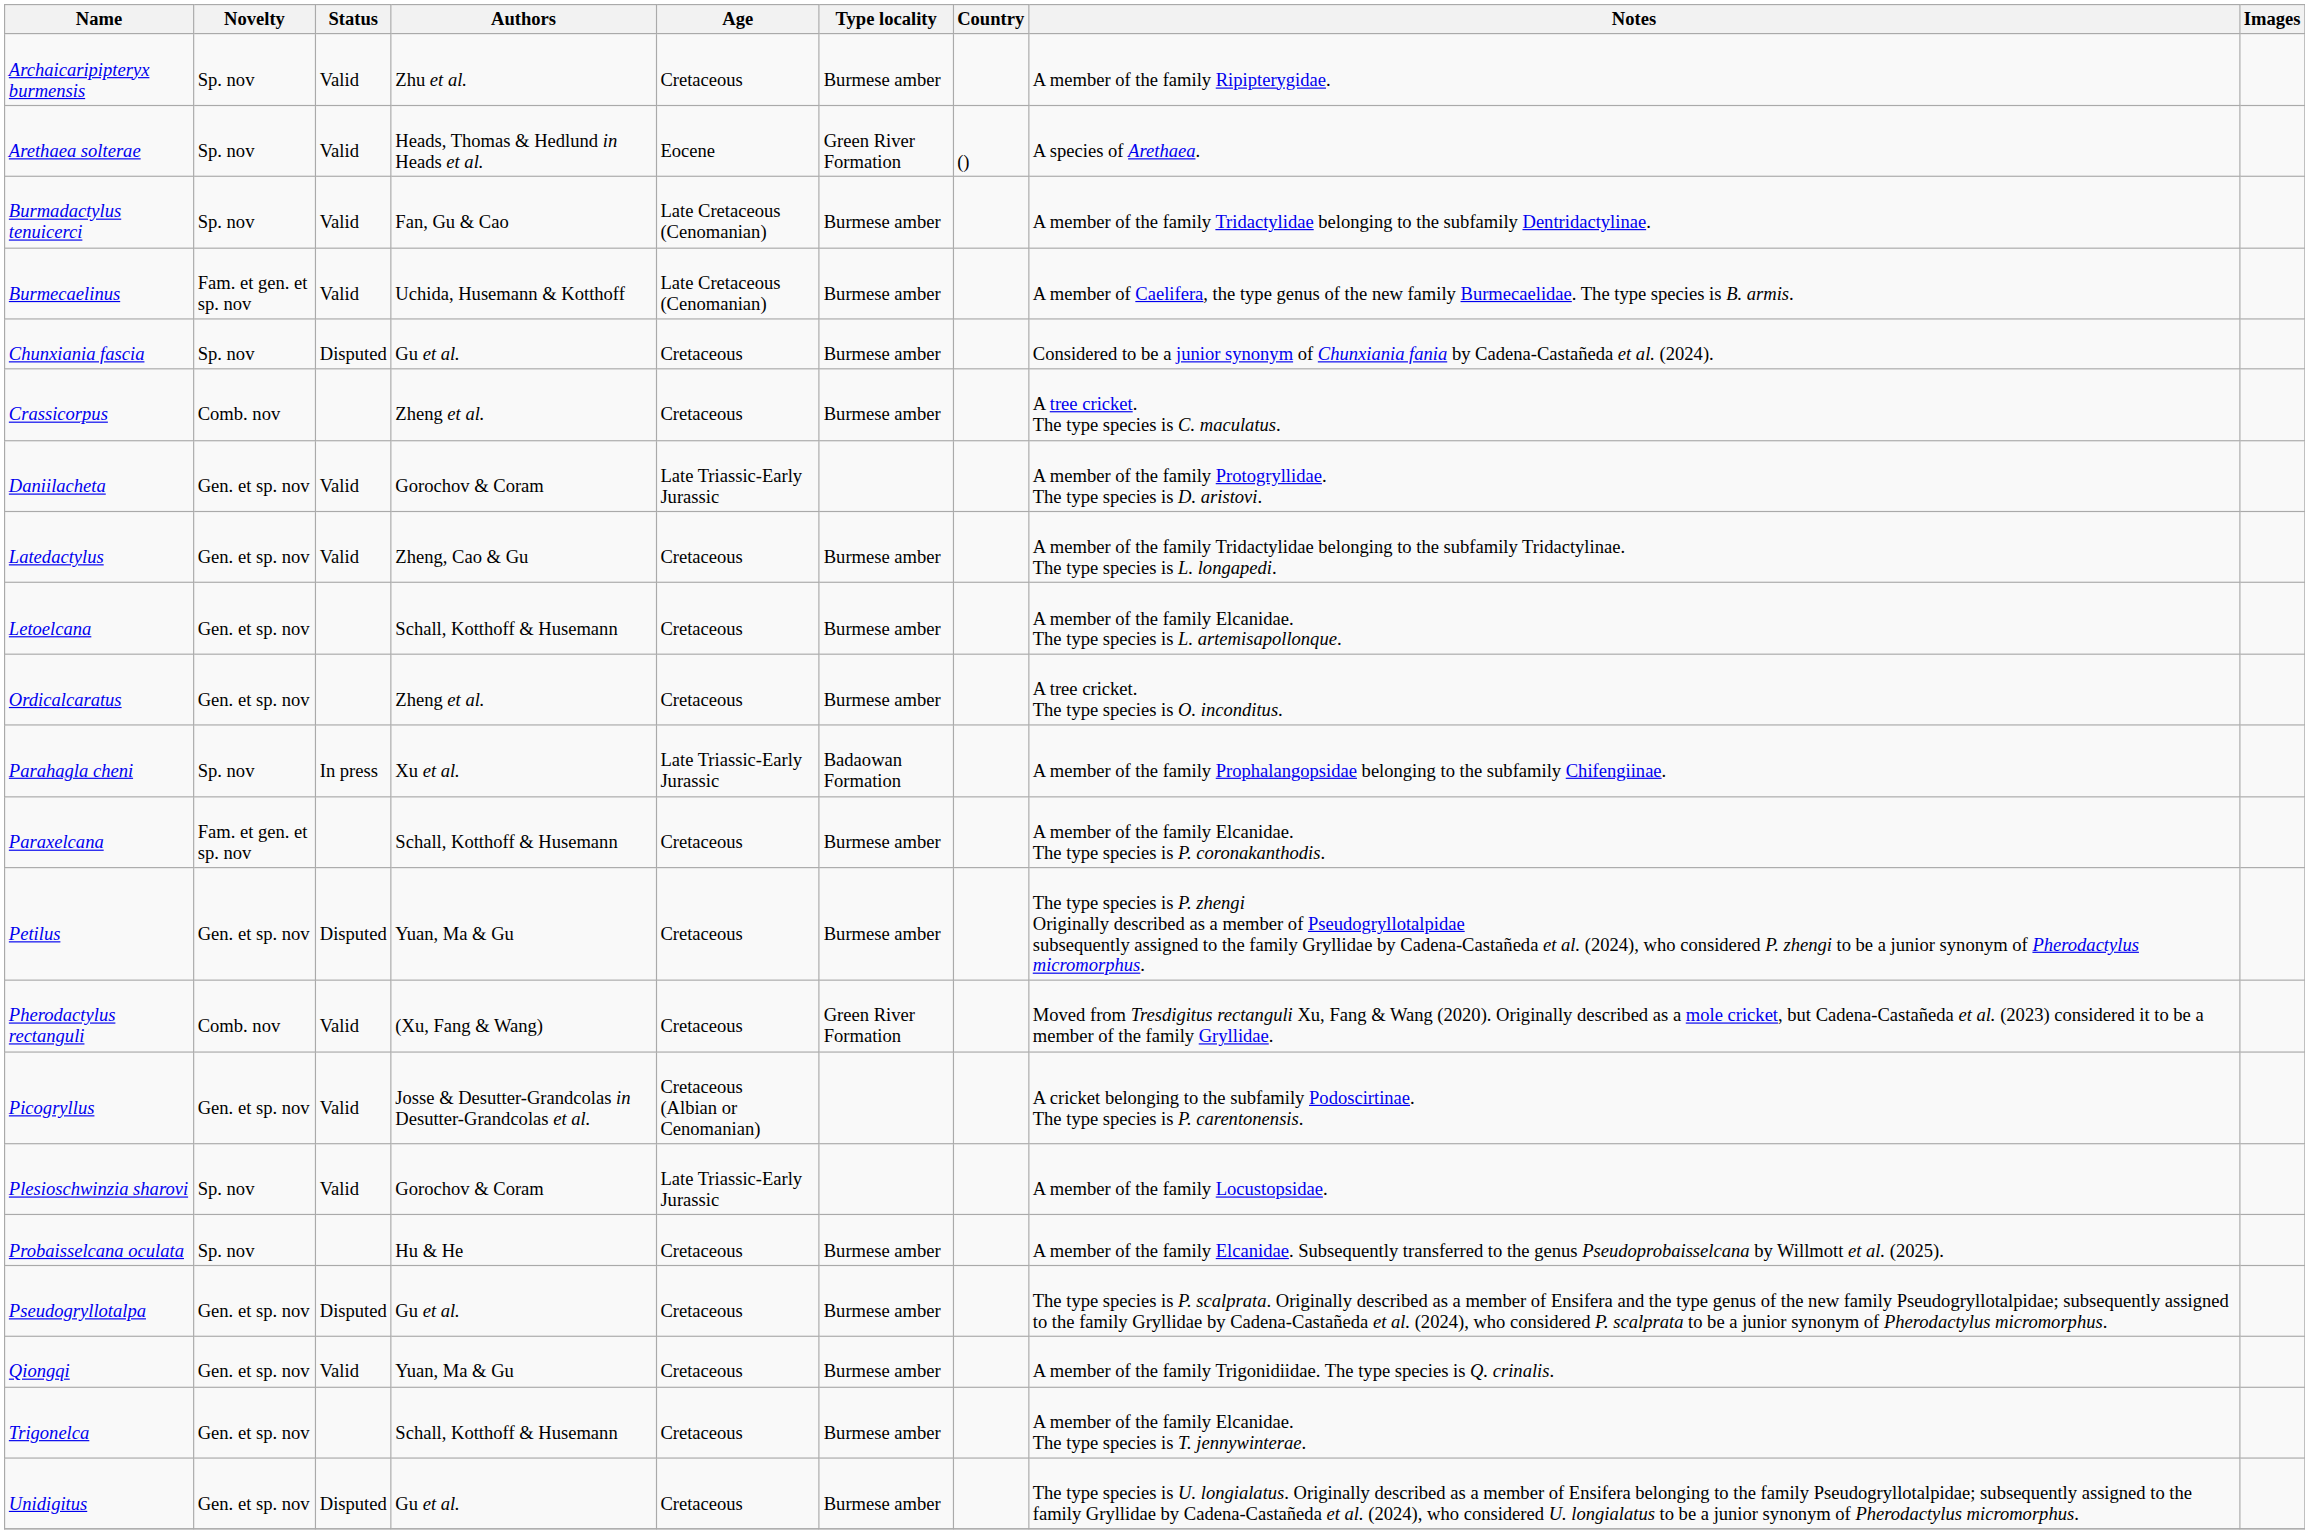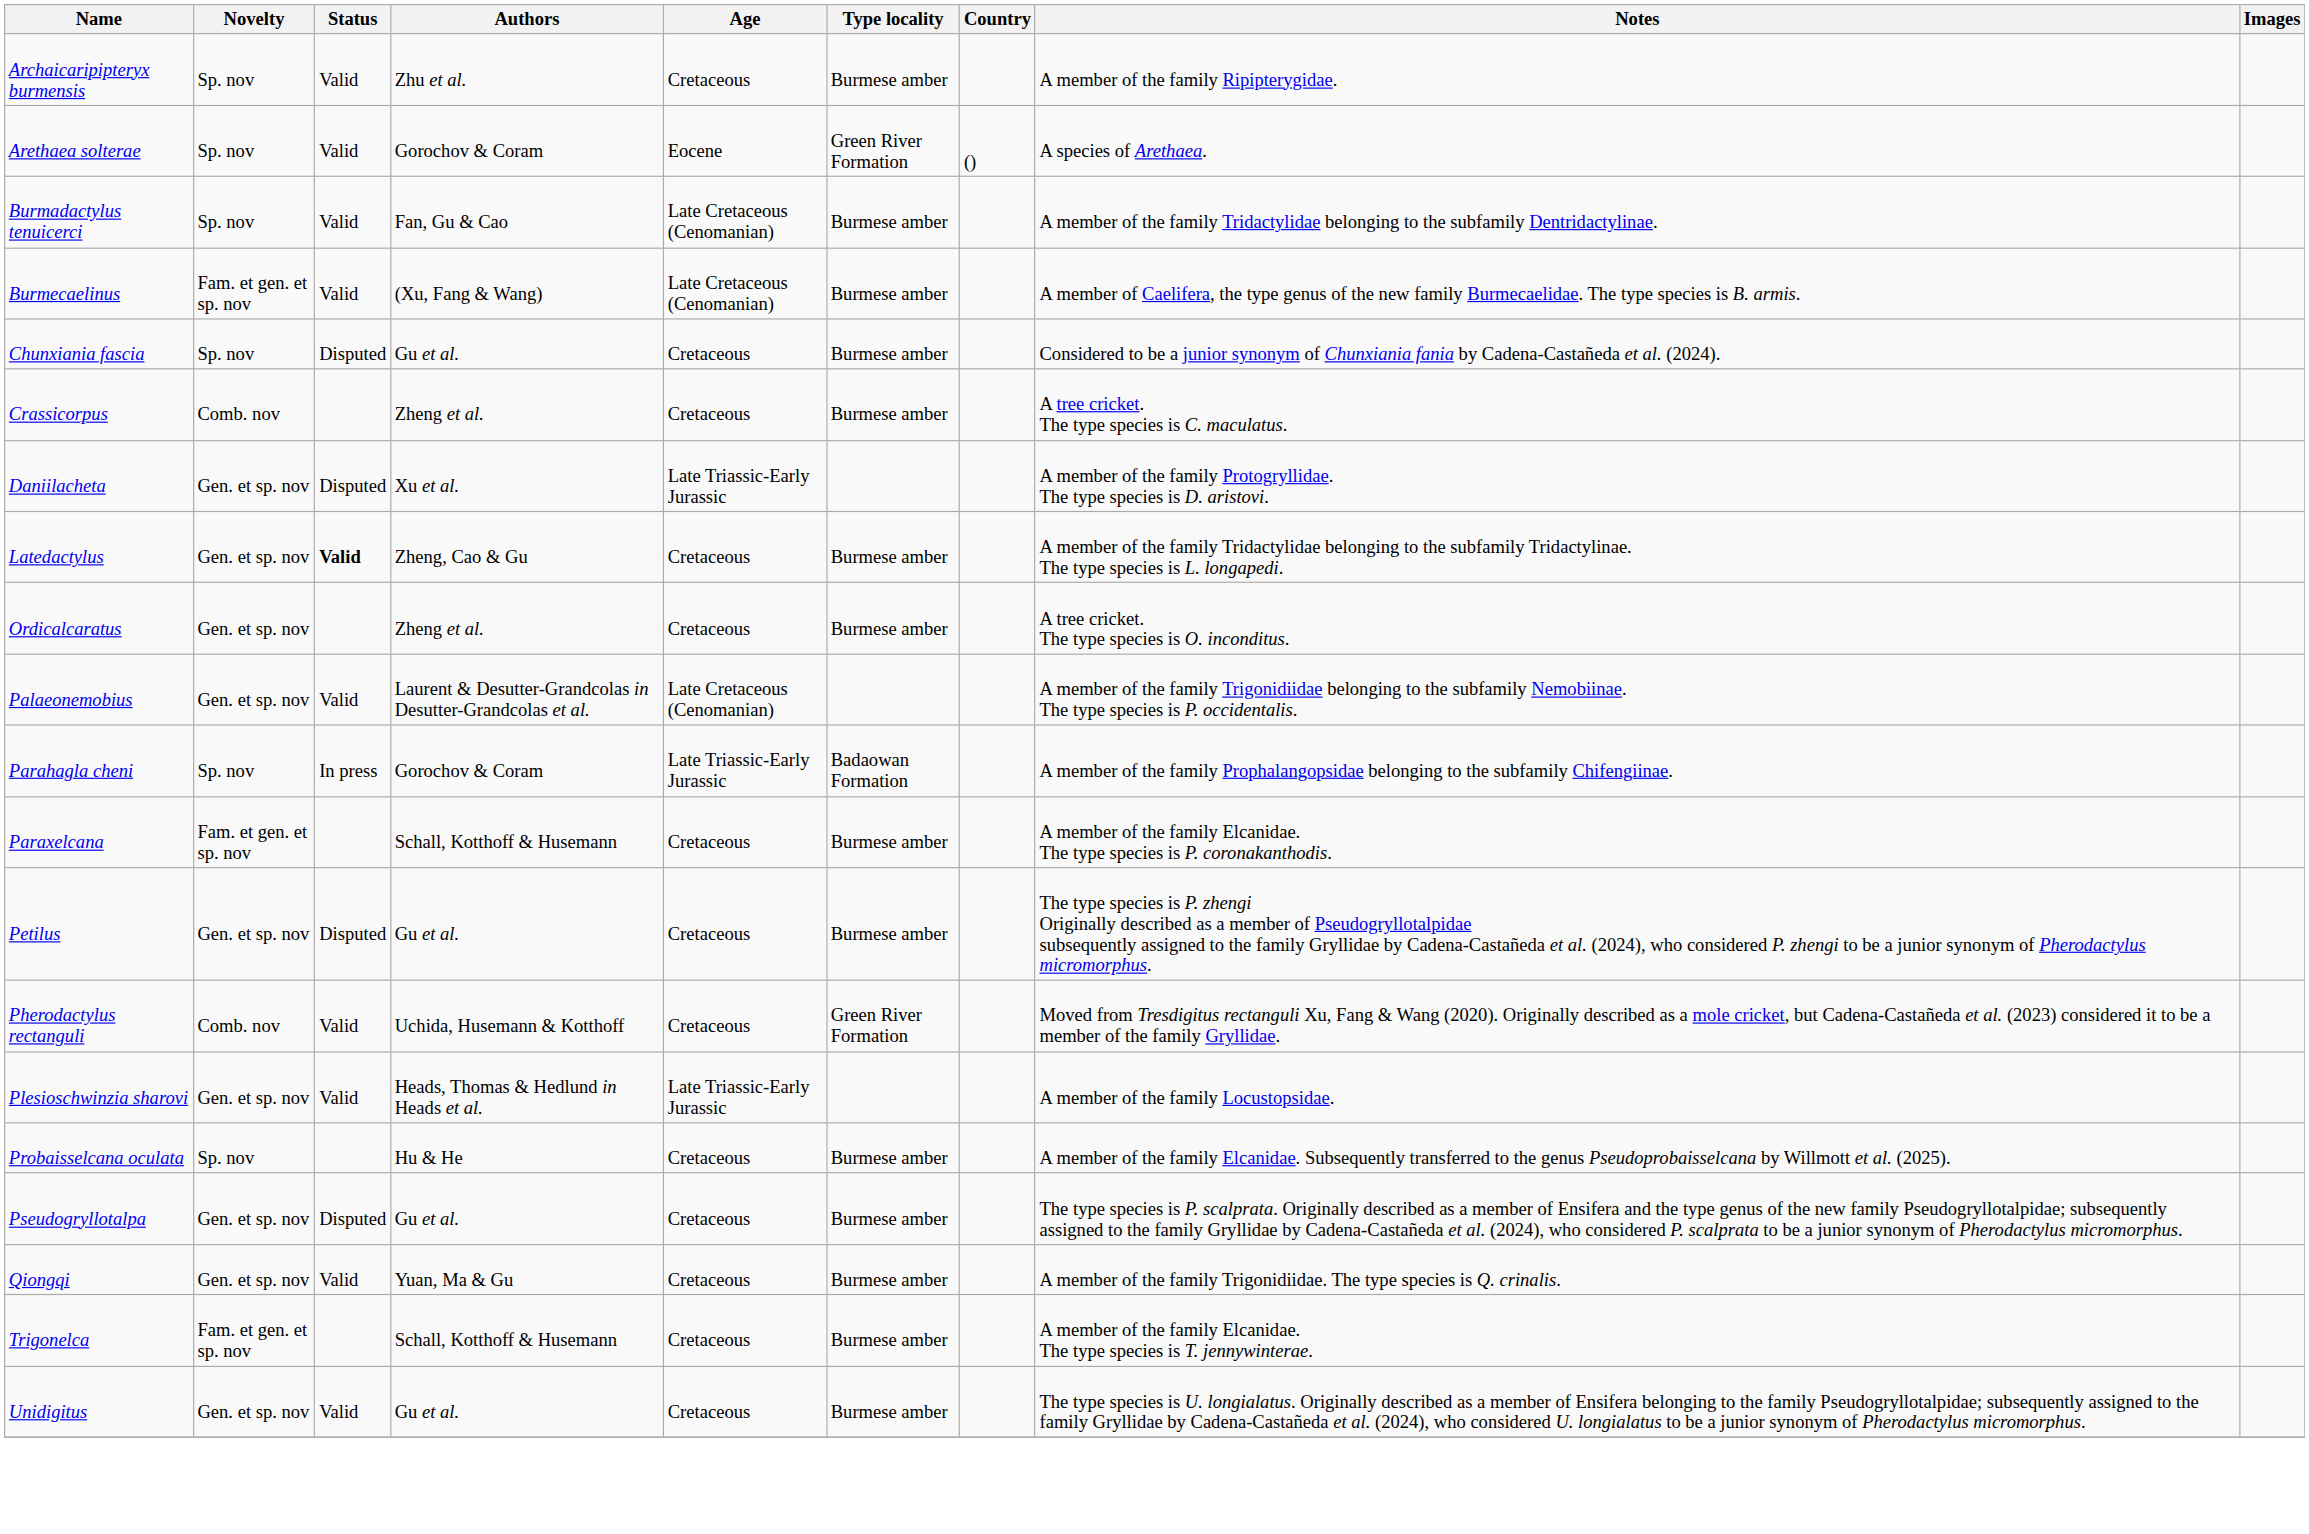(506, 151) Heads, Thomas & Hedlund in Heads et al. -> (469, 151) Gorochov & Coram
(510, 293) Uchida, Husemann & Kotthoff -> (469, 293) (Xu, Fang & Wang)
(339, 486) Valid -> (353, 486) Disputed
(470, 486) Gorochov & Coram -> (427, 486) Xu et al.
(339, 557) normal -> (340, 557) bold
- row: (50, 628)
+ row: (71, 699)
(428, 771) Xu et al. -> (469, 771) Gorochov & Coram
(455, 934) Yuan, Ma & Gu -> (427, 934) Gu et al.
(469, 1026) (Xu, Fang & Wang) -> (509, 1026) Uchida, Husemann & Kotthoff
- row: (52, 1108)
(226, 1189) Sp. nov -> (253, 1097) Gen. et sp. nov
(470, 1189) Gorochov & Coram -> (506, 1097) Heads, Thomas & Hedlund in Heads et al.
(254, 1432) Gen. et sp. nov -> (252, 1340) Fam. et gen. et sp. nov
(353, 1503) Disputed -> (339, 1411) Valid
